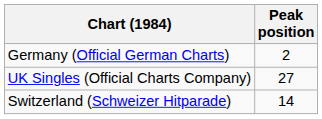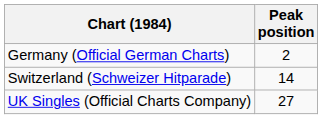rows swapped: (119, 101) <-> (129, 78)
